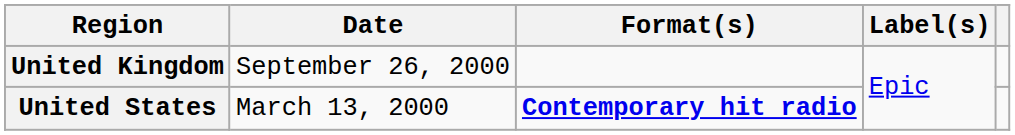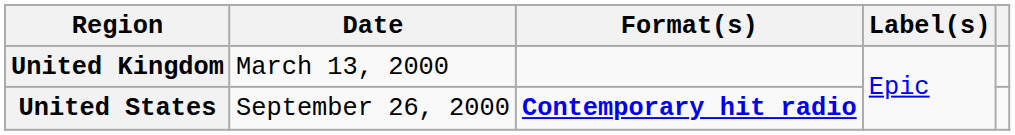(373, 67) September 26, 2000 -> (343, 67) March 13, 2000
(343, 108) March 13, 2000 -> (373, 108) September 26, 2000
